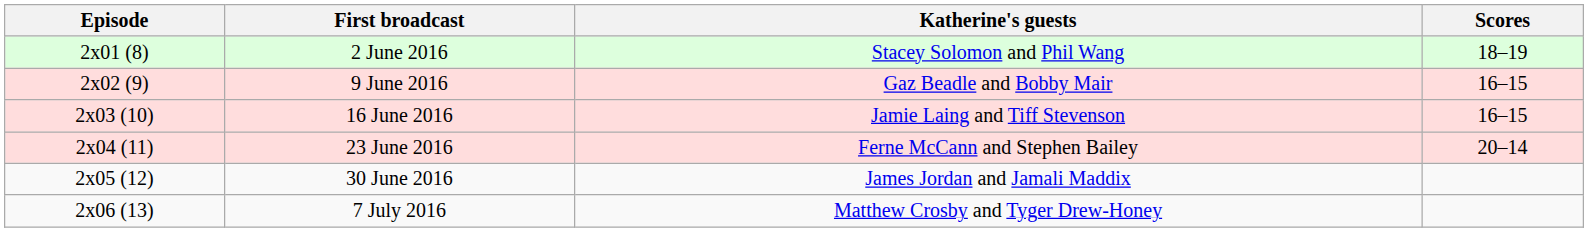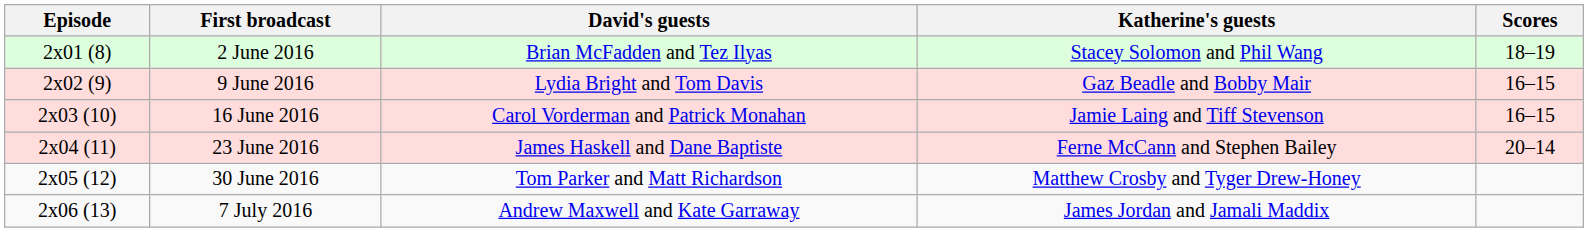+ column: (649, 20)
(998, 178) James Jordan and Jamali Maddix -> (1197, 178) Matthew Crosby and Tyger Drew-Honey
(998, 210) Matthew Crosby and Tyger Drew-Honey -> (1197, 210) James Jordan and Jamali Maddix
